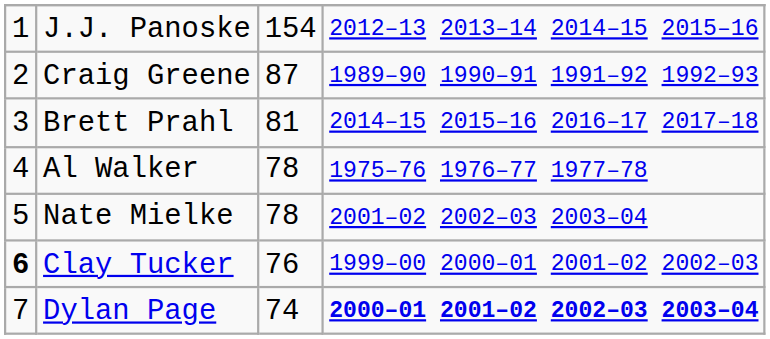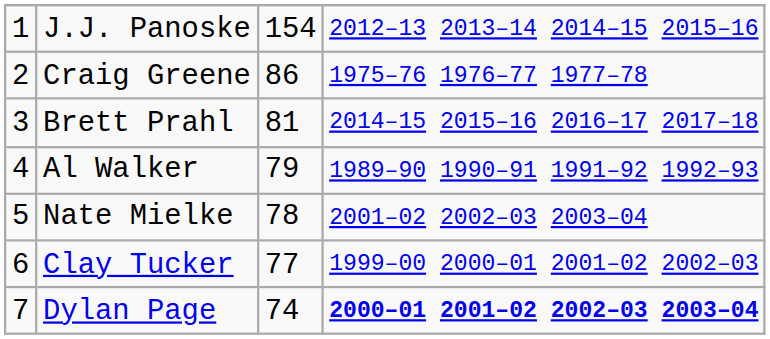(282, 76) 87 -> (282, 76) 86
(544, 76) 1989–90 1990–91 1991–92 1992–93 -> (488, 76) 1975–76 1976–77 1977–78
(282, 170) 78 -> (282, 170) 79
(488, 170) 1975–76 1976–77 1977–78 -> (544, 170) 1989–90 1990–91 1991–92 1992–93
(21, 264) bold -> (21, 264) normal
(282, 264) 76 -> (282, 264) 77
